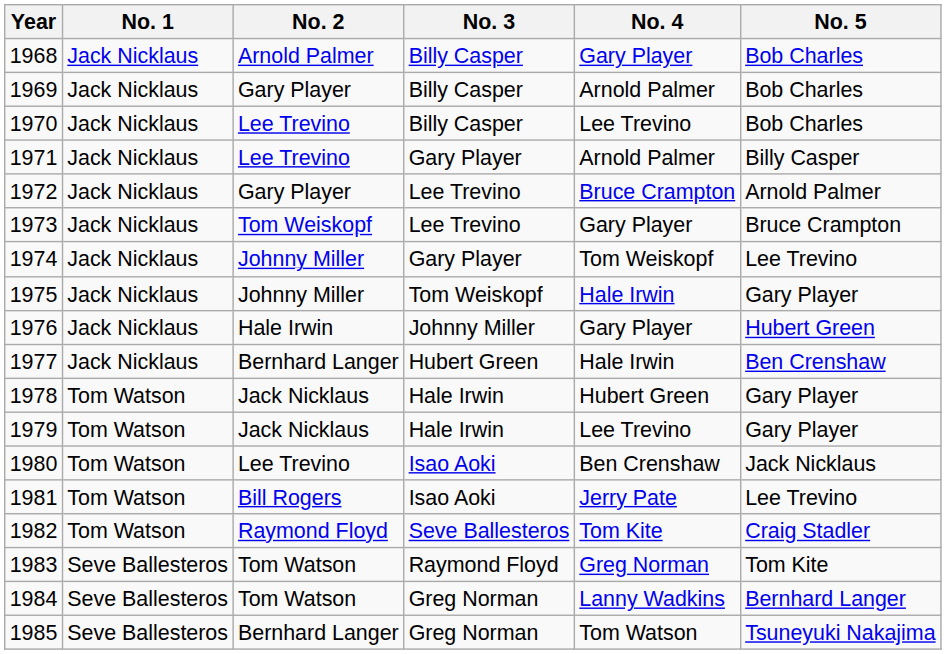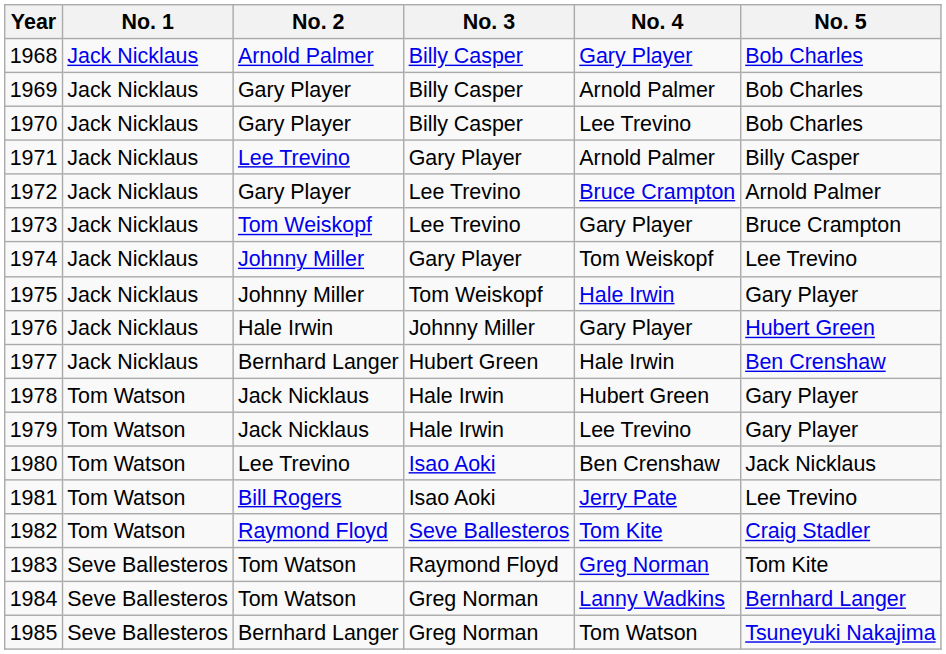(294, 124) Lee Trevino -> (294, 124) Gary Player
